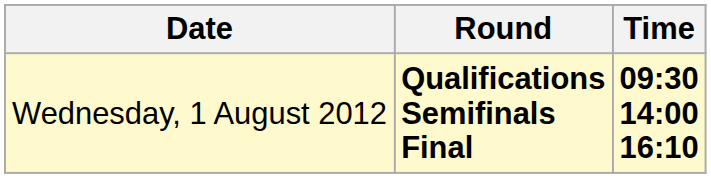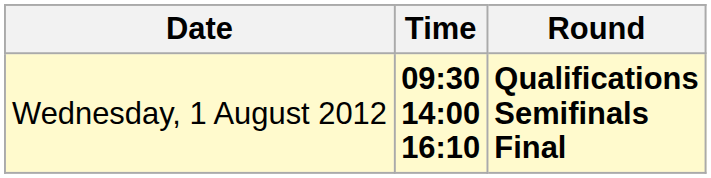columns swapped: (659, 28) <-> (503, 28)
